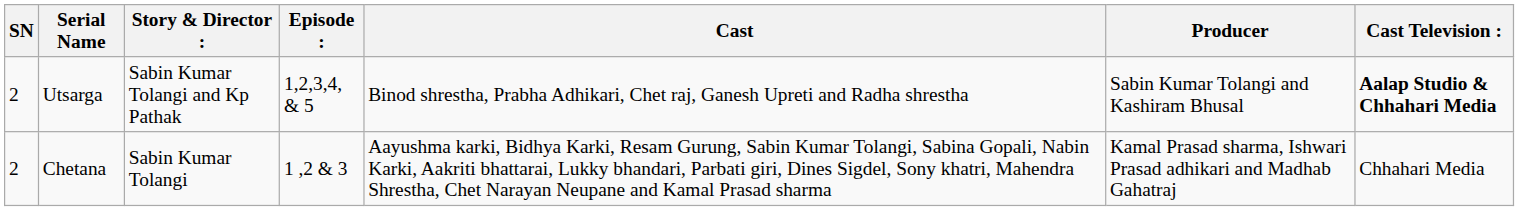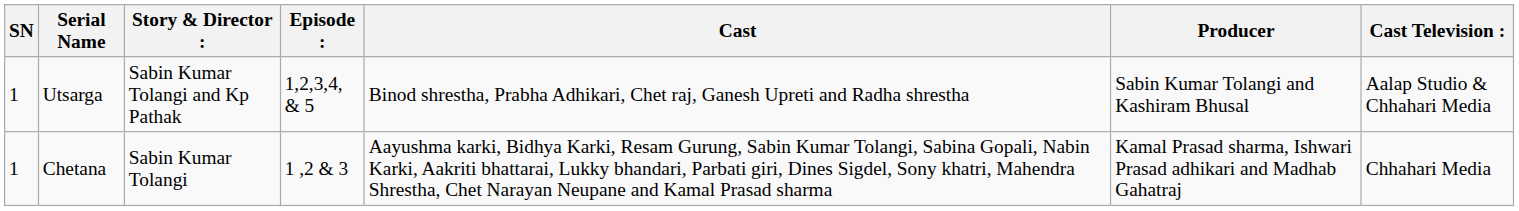(14, 94) 2 -> (14, 94) 1
(1428, 94) bold -> (1428, 94) normal
(14, 168) 2 -> (14, 168) 1
